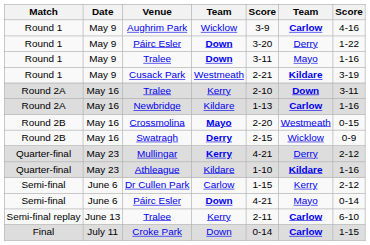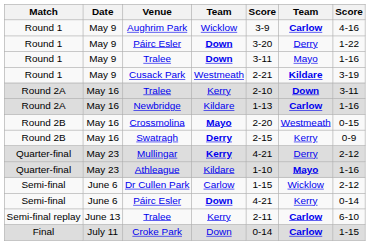(306, 138) Wicklow -> (306, 138) Kerry
(306, 169) Kildare -> (306, 169) Mayo
(306, 185) Kerry -> (306, 185) Wicklow
(306, 201) Mayo -> (306, 201) Kerry
